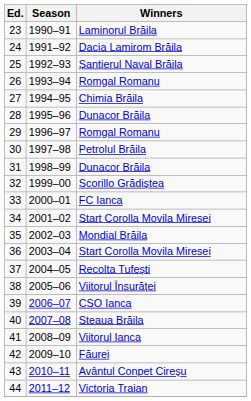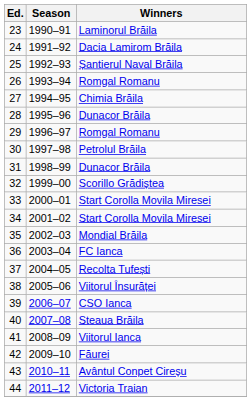(101, 201) FC Ianca -> (145, 201) Start Corolla Movila Miresei
(145, 252) Start Corolla Movila Miresei -> (101, 252) FC Ianca
